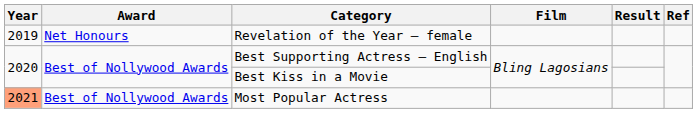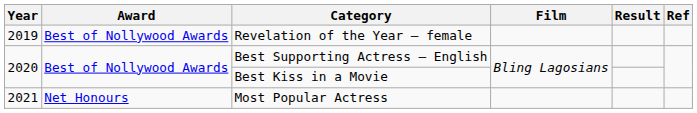(86, 36) Net Honours -> (136, 36) Best of Nollywood Awards
(23, 98) lightsalmon background -> (23, 98) no background
(136, 98) Best of Nollywood Awards -> (86, 98) Net Honours
